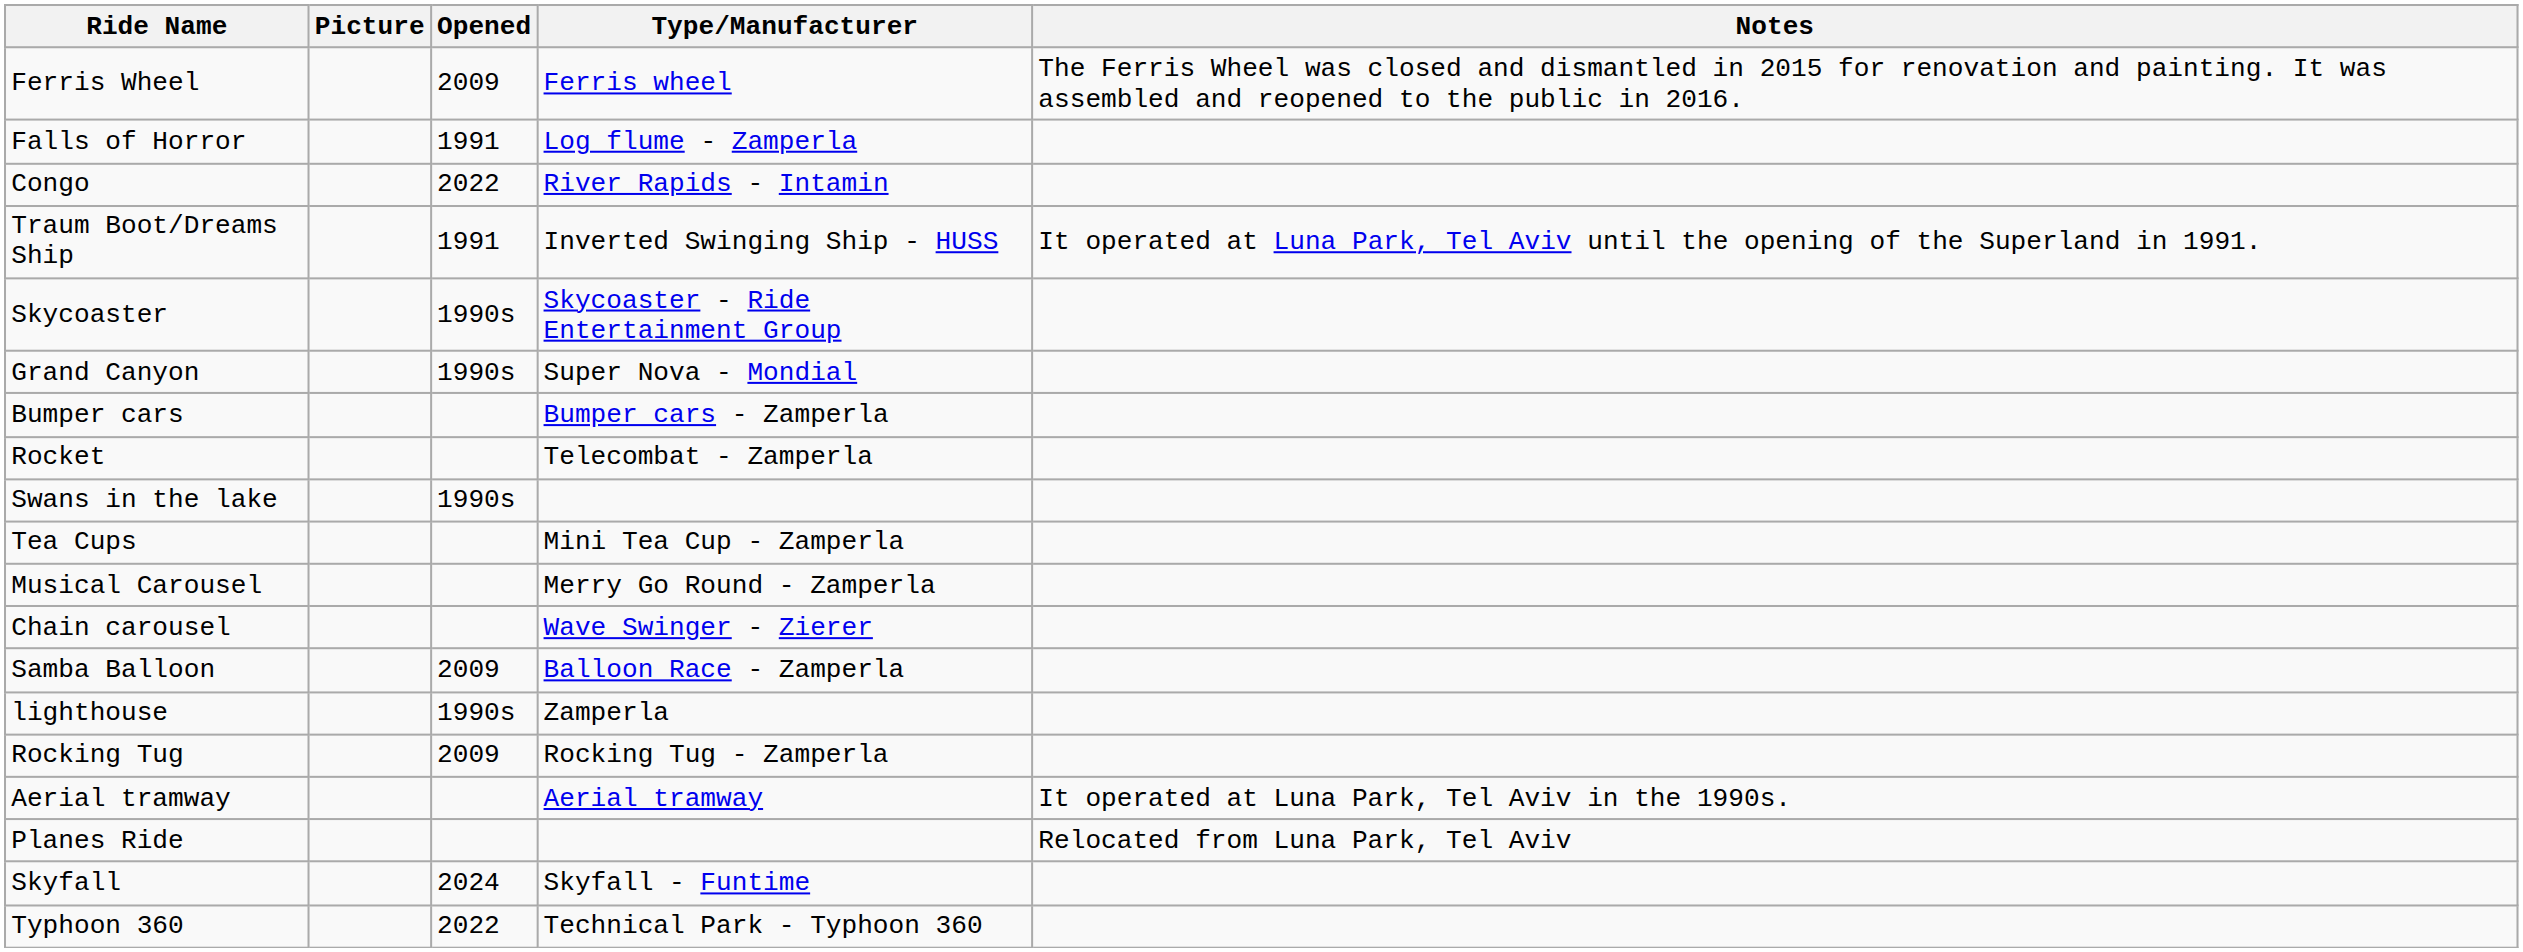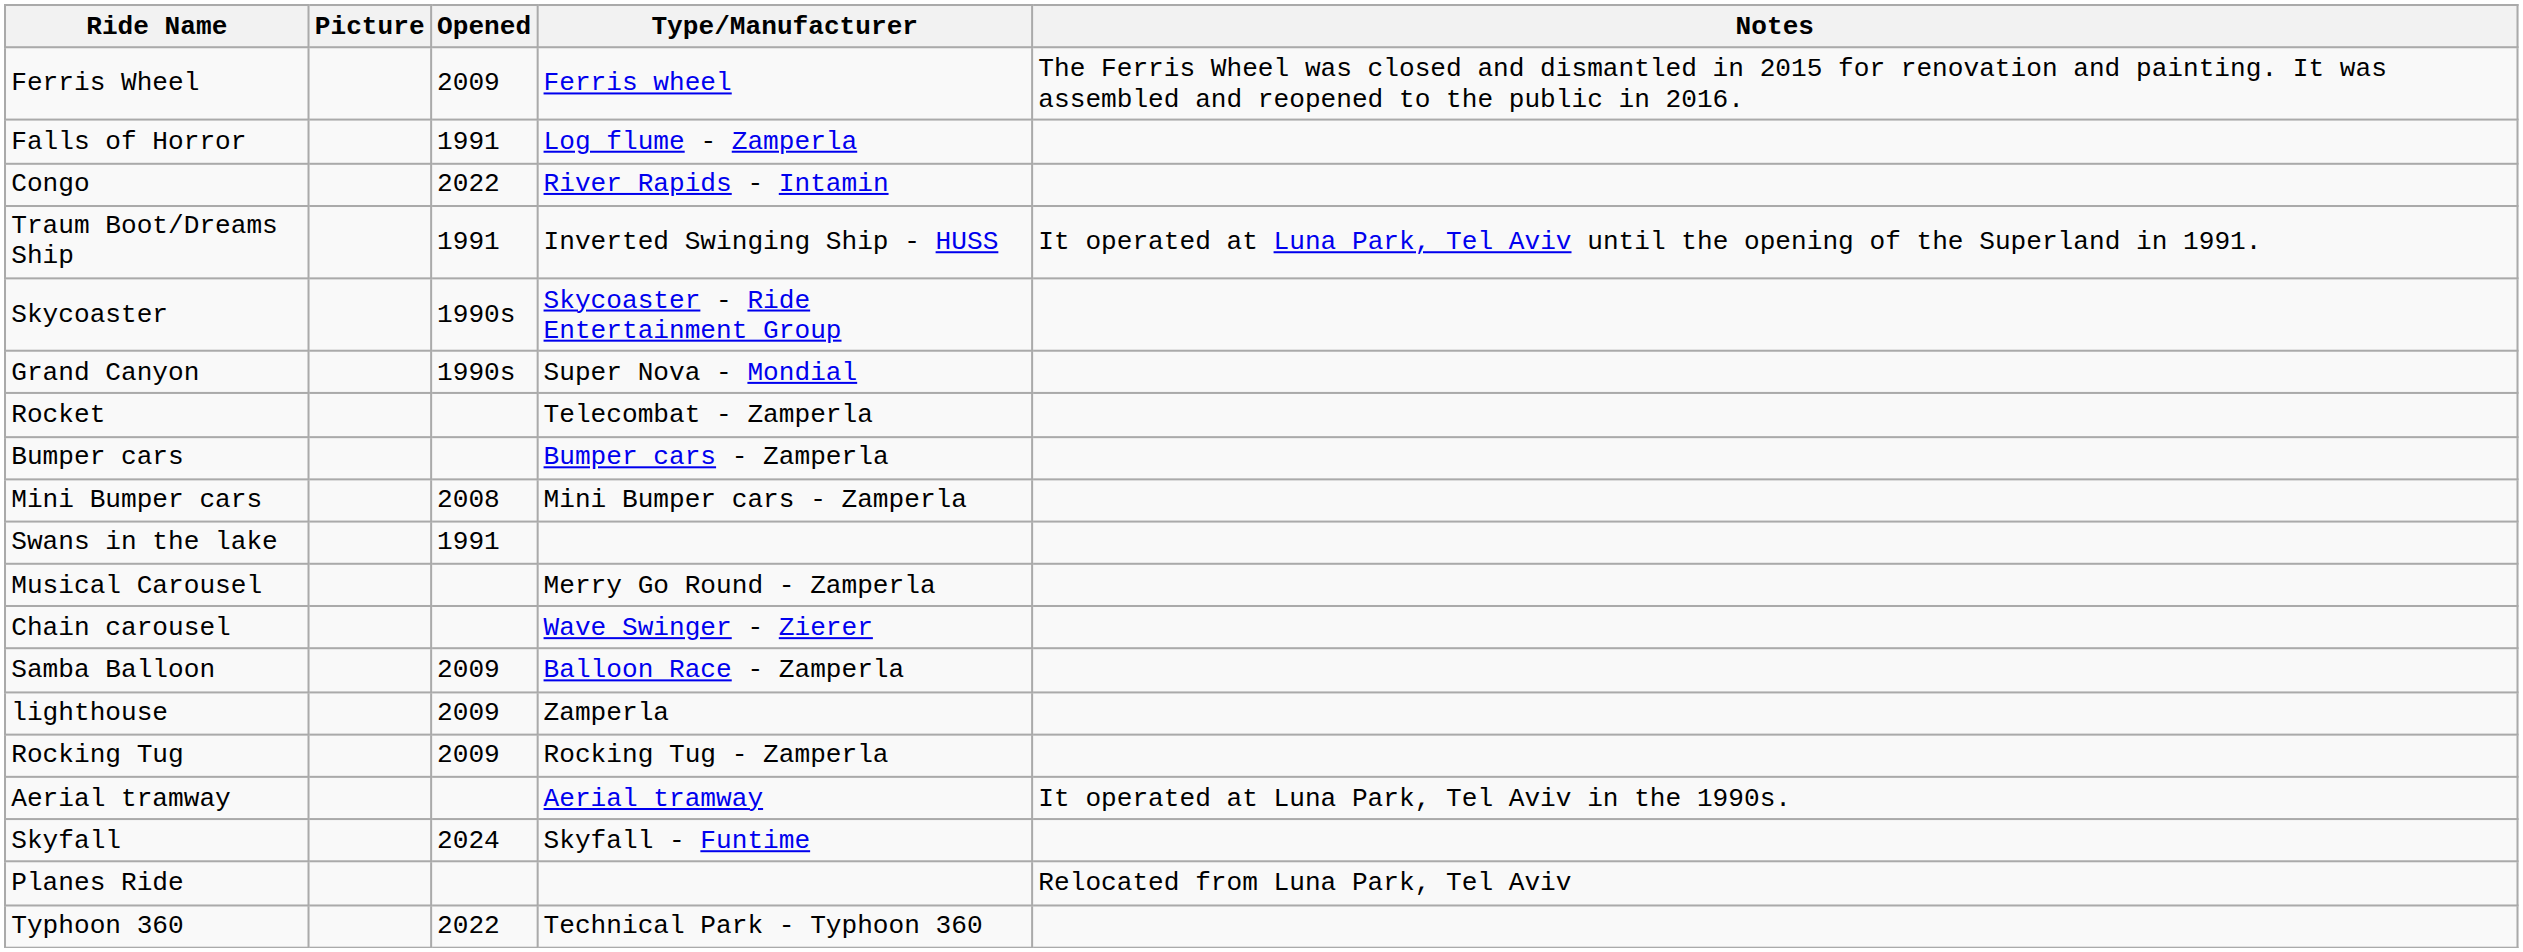rows swapped: (58, 457) <-> (97, 415)
+ row: (137, 500)
(476, 500) 1990s -> (468, 543) 1991
- row: (74, 543)
(476, 713) 1990s -> (468, 713) 2009
rows swapped: (97, 841) <-> (66, 883)
